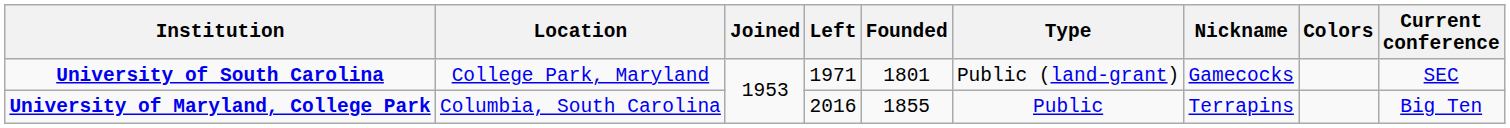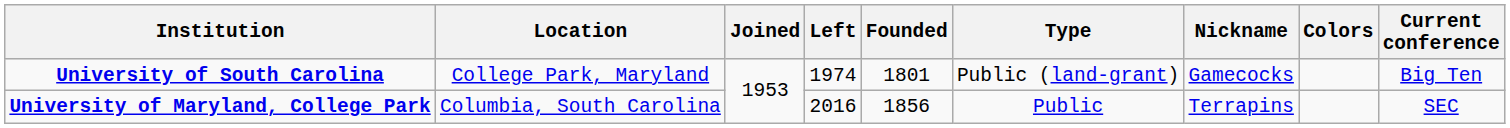(833, 75) 1971 -> (833, 75) 1974
(1441, 75) SEC -> (1441, 75) Big Ten
(907, 107) 1855 -> (907, 107) 1856
(1441, 107) Big Ten -> (1441, 107) SEC
